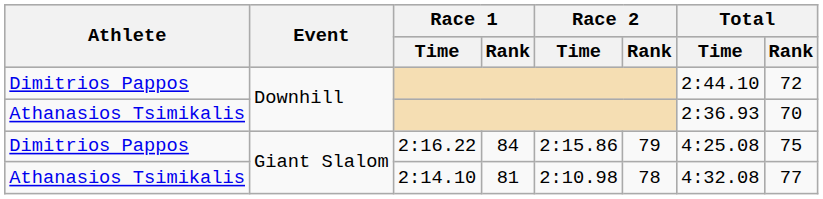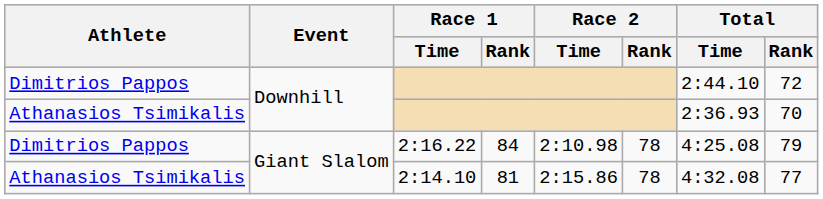(579, 146) 2:15.86 -> (579, 146) 2:10.98
(649, 146) 79 -> (649, 146) 78
(791, 146) 75 -> (791, 146) 79
(579, 177) 2:10.98 -> (579, 177) 2:15.86
